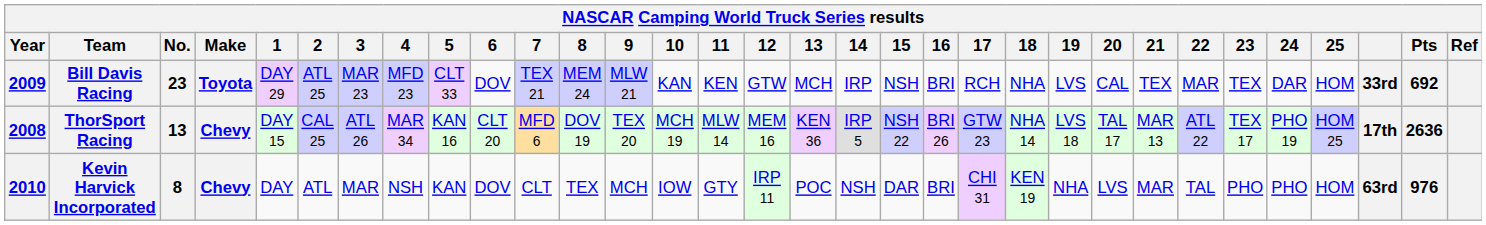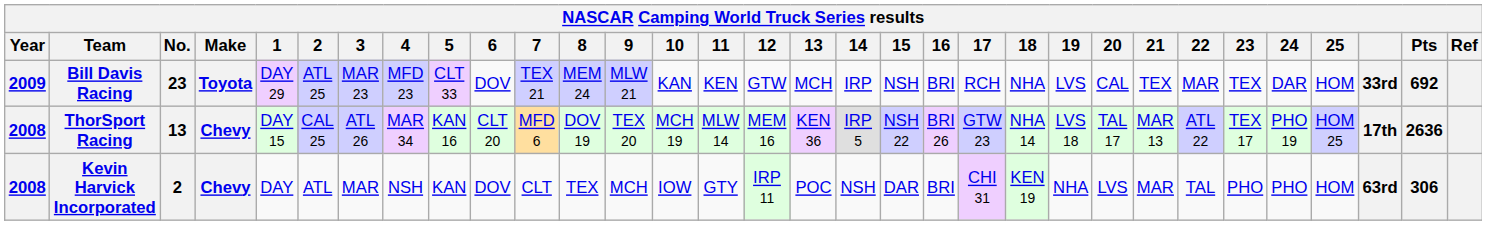(27, 187) 2010 -> (27, 187) 2008
(177, 187) 8 -> (177, 187) 2
(1424, 187) 976 -> (1424, 187) 306
